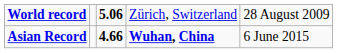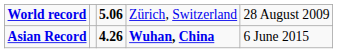(111, 36) 4.66 -> (111, 36) 4.26
